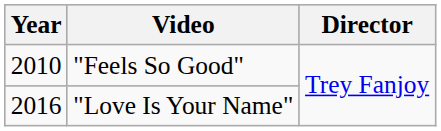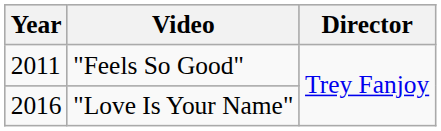(36, 65) 2010 -> (36, 65) 2011
